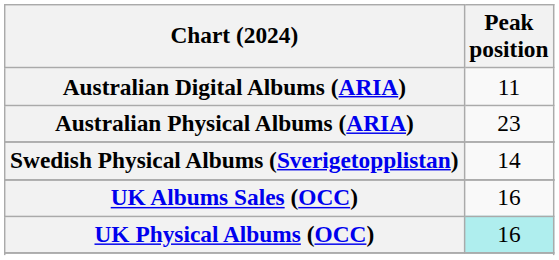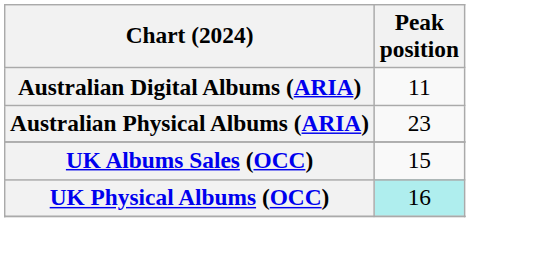- row: (234, 160)
(509, 197) 16 -> (419, 160) 15
